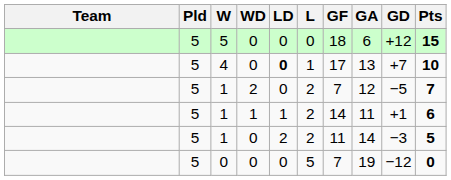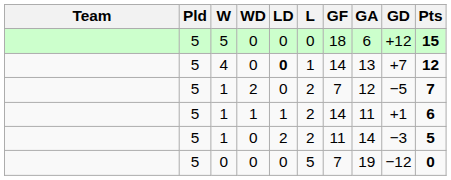(338, 65) 17 -> (338, 65) 14
(430, 65) 10 -> (430, 65) 12
